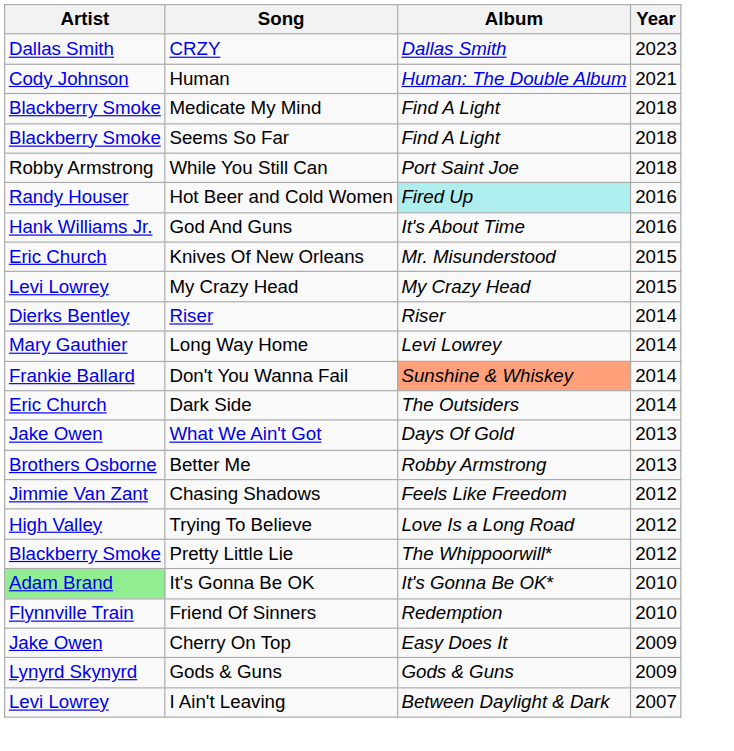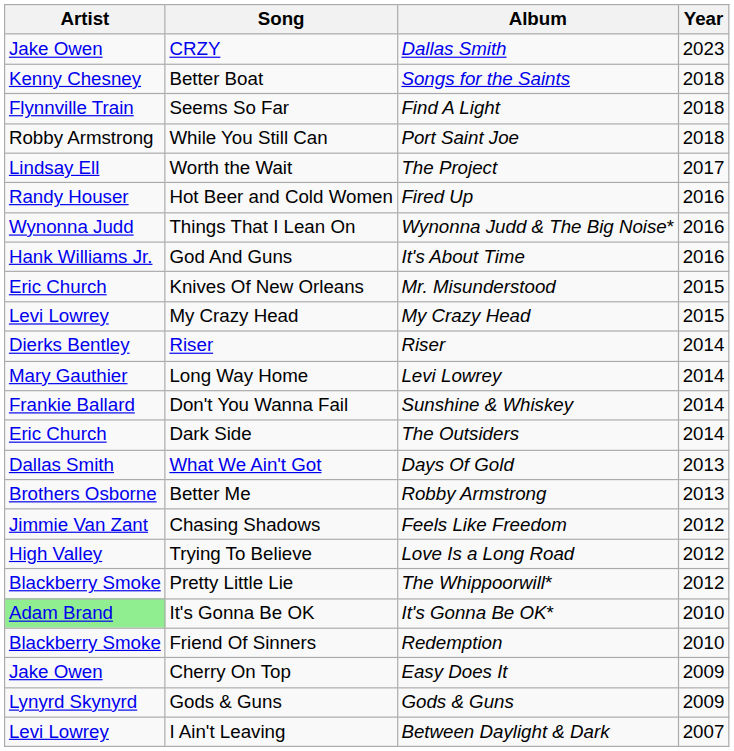(61, 49) Dallas Smith -> (56, 49) Jake Owen
- row: (200, 78)
+ row: (216, 78)
- row: (245, 108)
(85, 138) Blackberry Smoke -> (71, 108) Flynnville Train
+ row: (231, 167)
(437, 197) paleturquoise background -> (437, 197) no background
+ row: (262, 227)
(487, 375) lightsalmon background -> (487, 405) no background
(56, 434) Jake Owen -> (61, 464) Dallas Smith
(71, 613) Flynnville Train -> (85, 642) Blackberry Smoke
